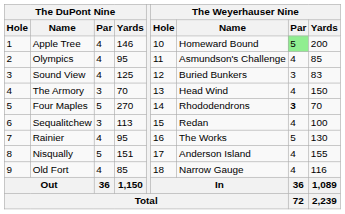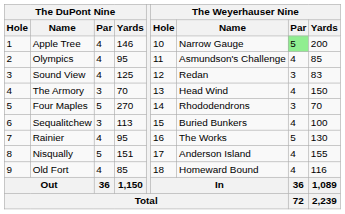(219, 43) Homeward Bound -> (211, 43) Narrow Gauge
(213, 75) Buried Bunkers -> (194, 75) Redan
(293, 106) bold -> (293, 106) normal
(194, 122) Redan -> (213, 122) Buried Bunkers
(211, 169) Narrow Gauge -> (219, 169) Homeward Bound
